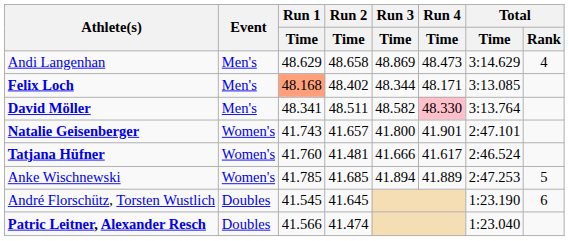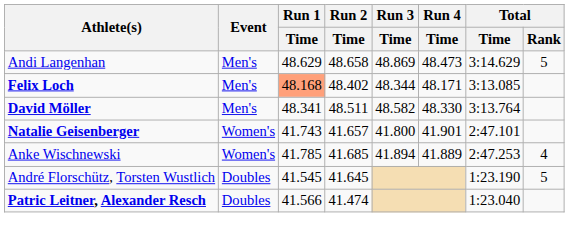(544, 62) 4 -> (544, 62) 5
(442, 108) pink background -> (442, 108) no background
- row: (56, 154)
(544, 177) 5 -> (544, 154) 4
(544, 200) 6 -> (544, 177) 5
